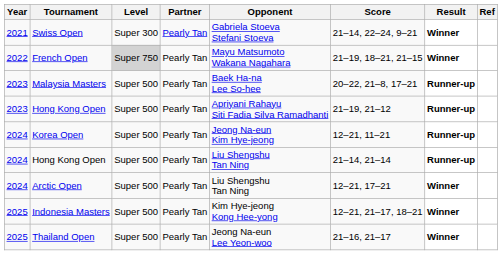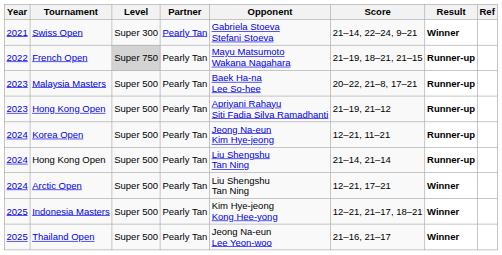(443, 58) Winner -> (451, 58) Runner-up
